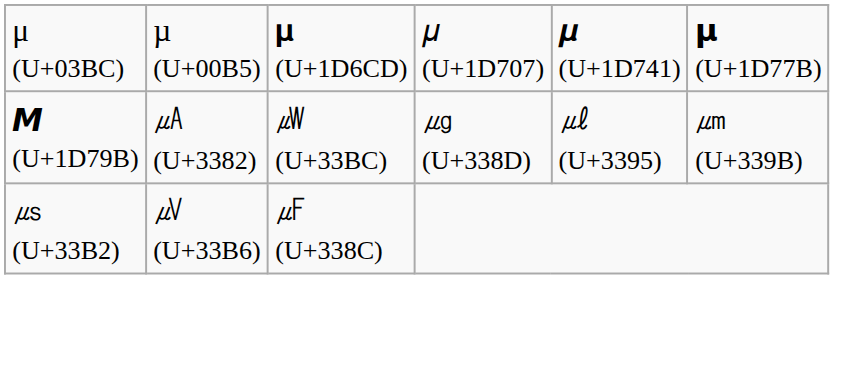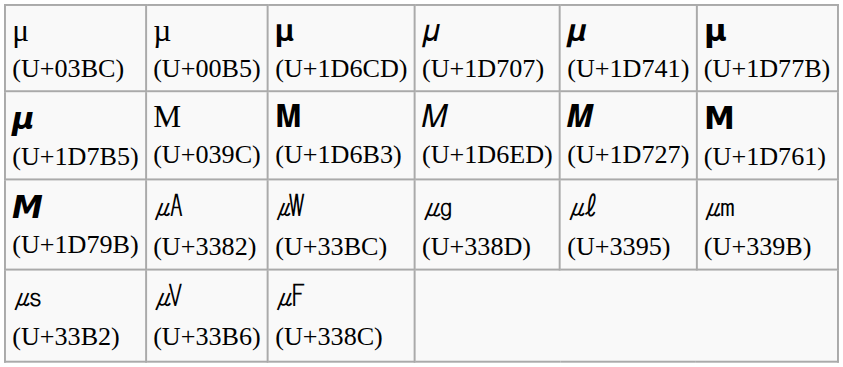+ row: (75, 135)
